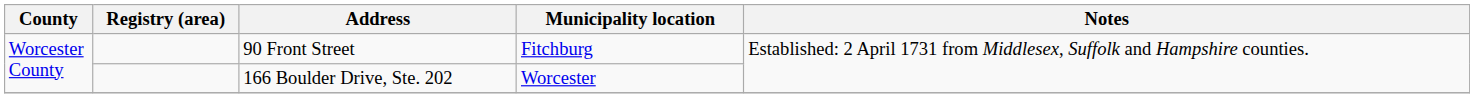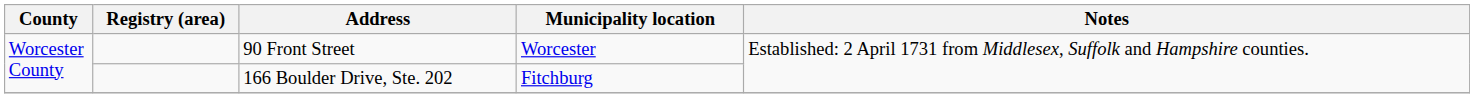(557, 48) Fitchburg -> (558, 48) Worcester
(558, 78) Worcester -> (557, 78) Fitchburg
